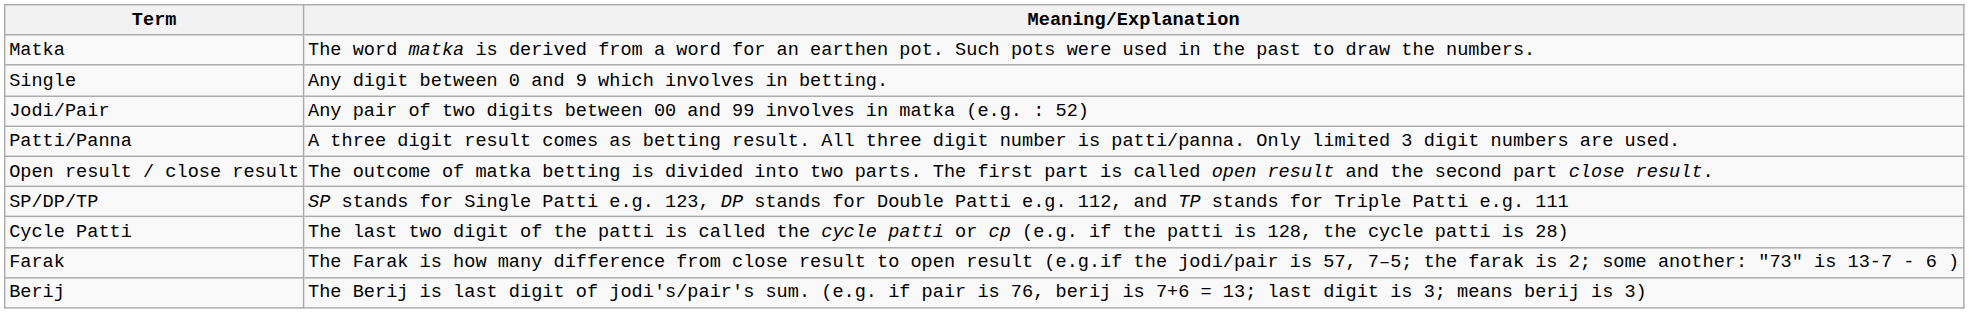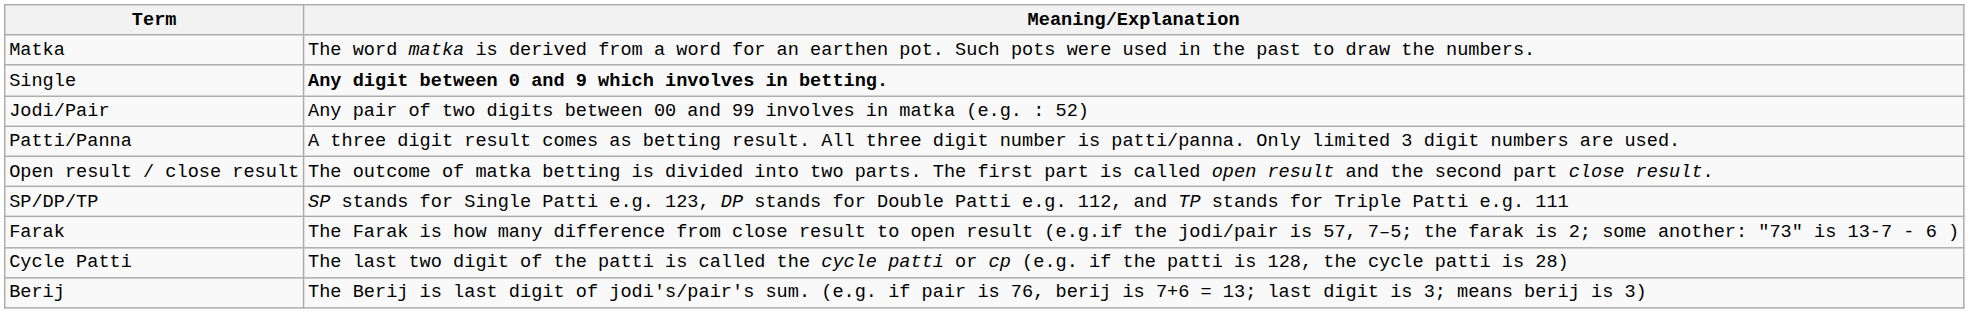(598, 80) normal -> (598, 80) bold
rows swapped: (71, 232) <-> (37, 262)
